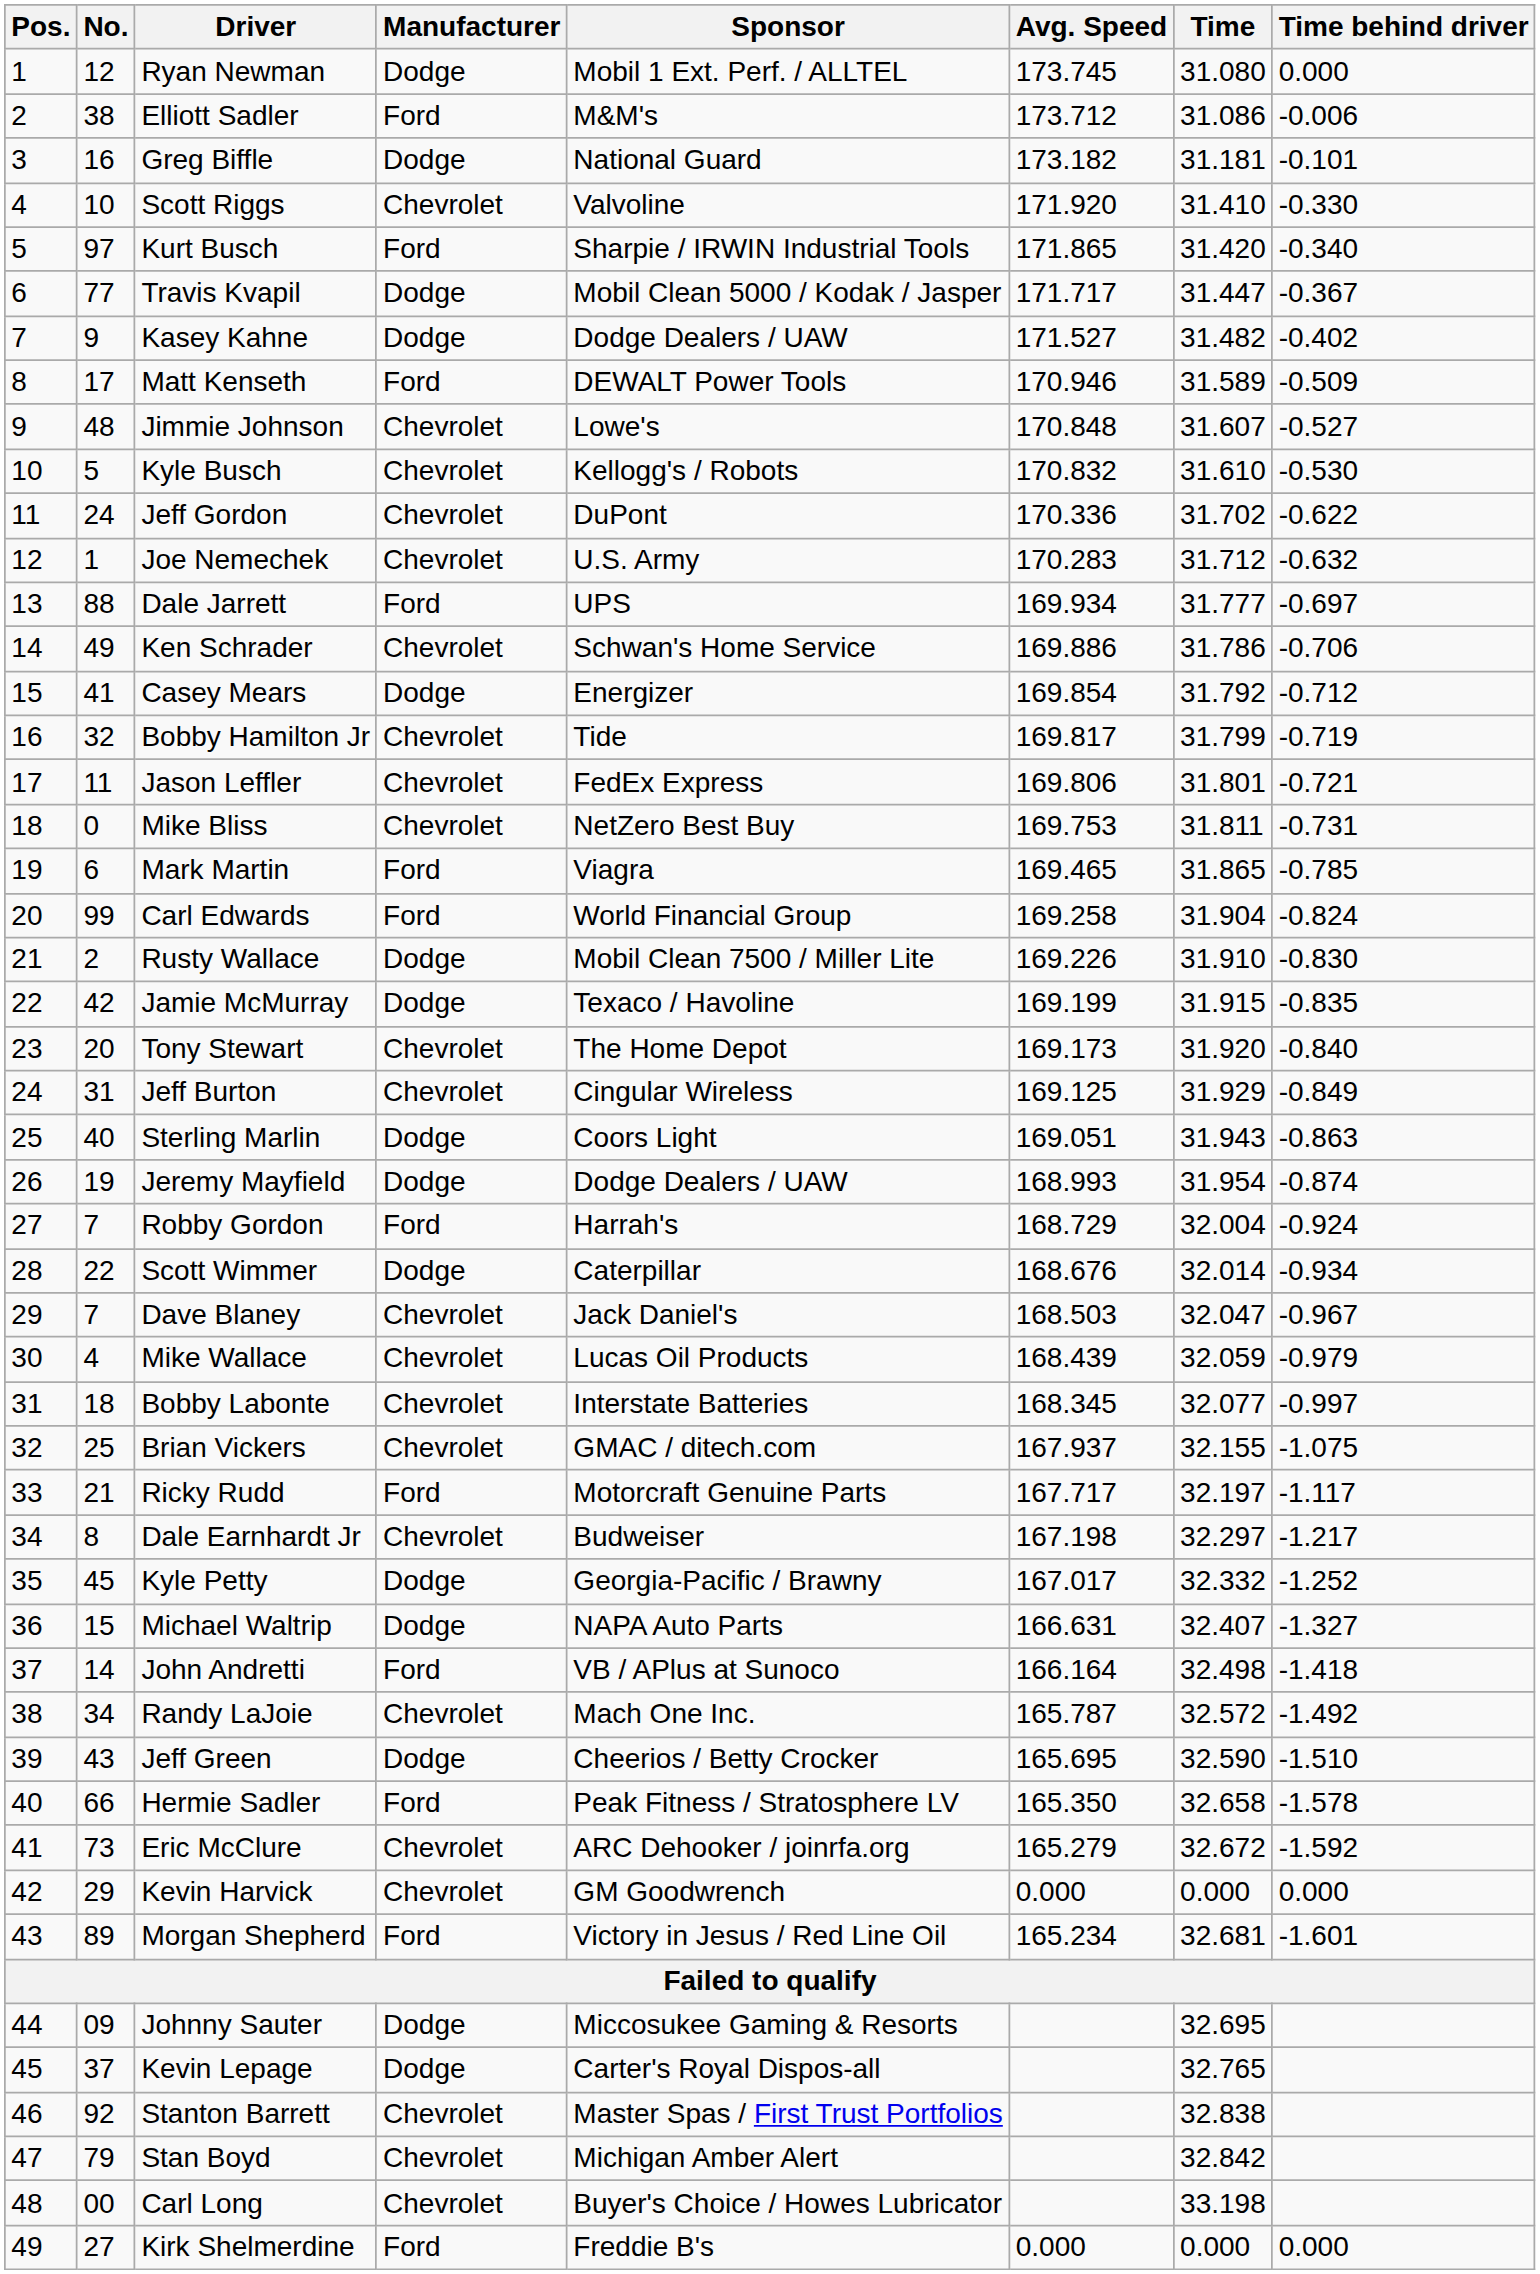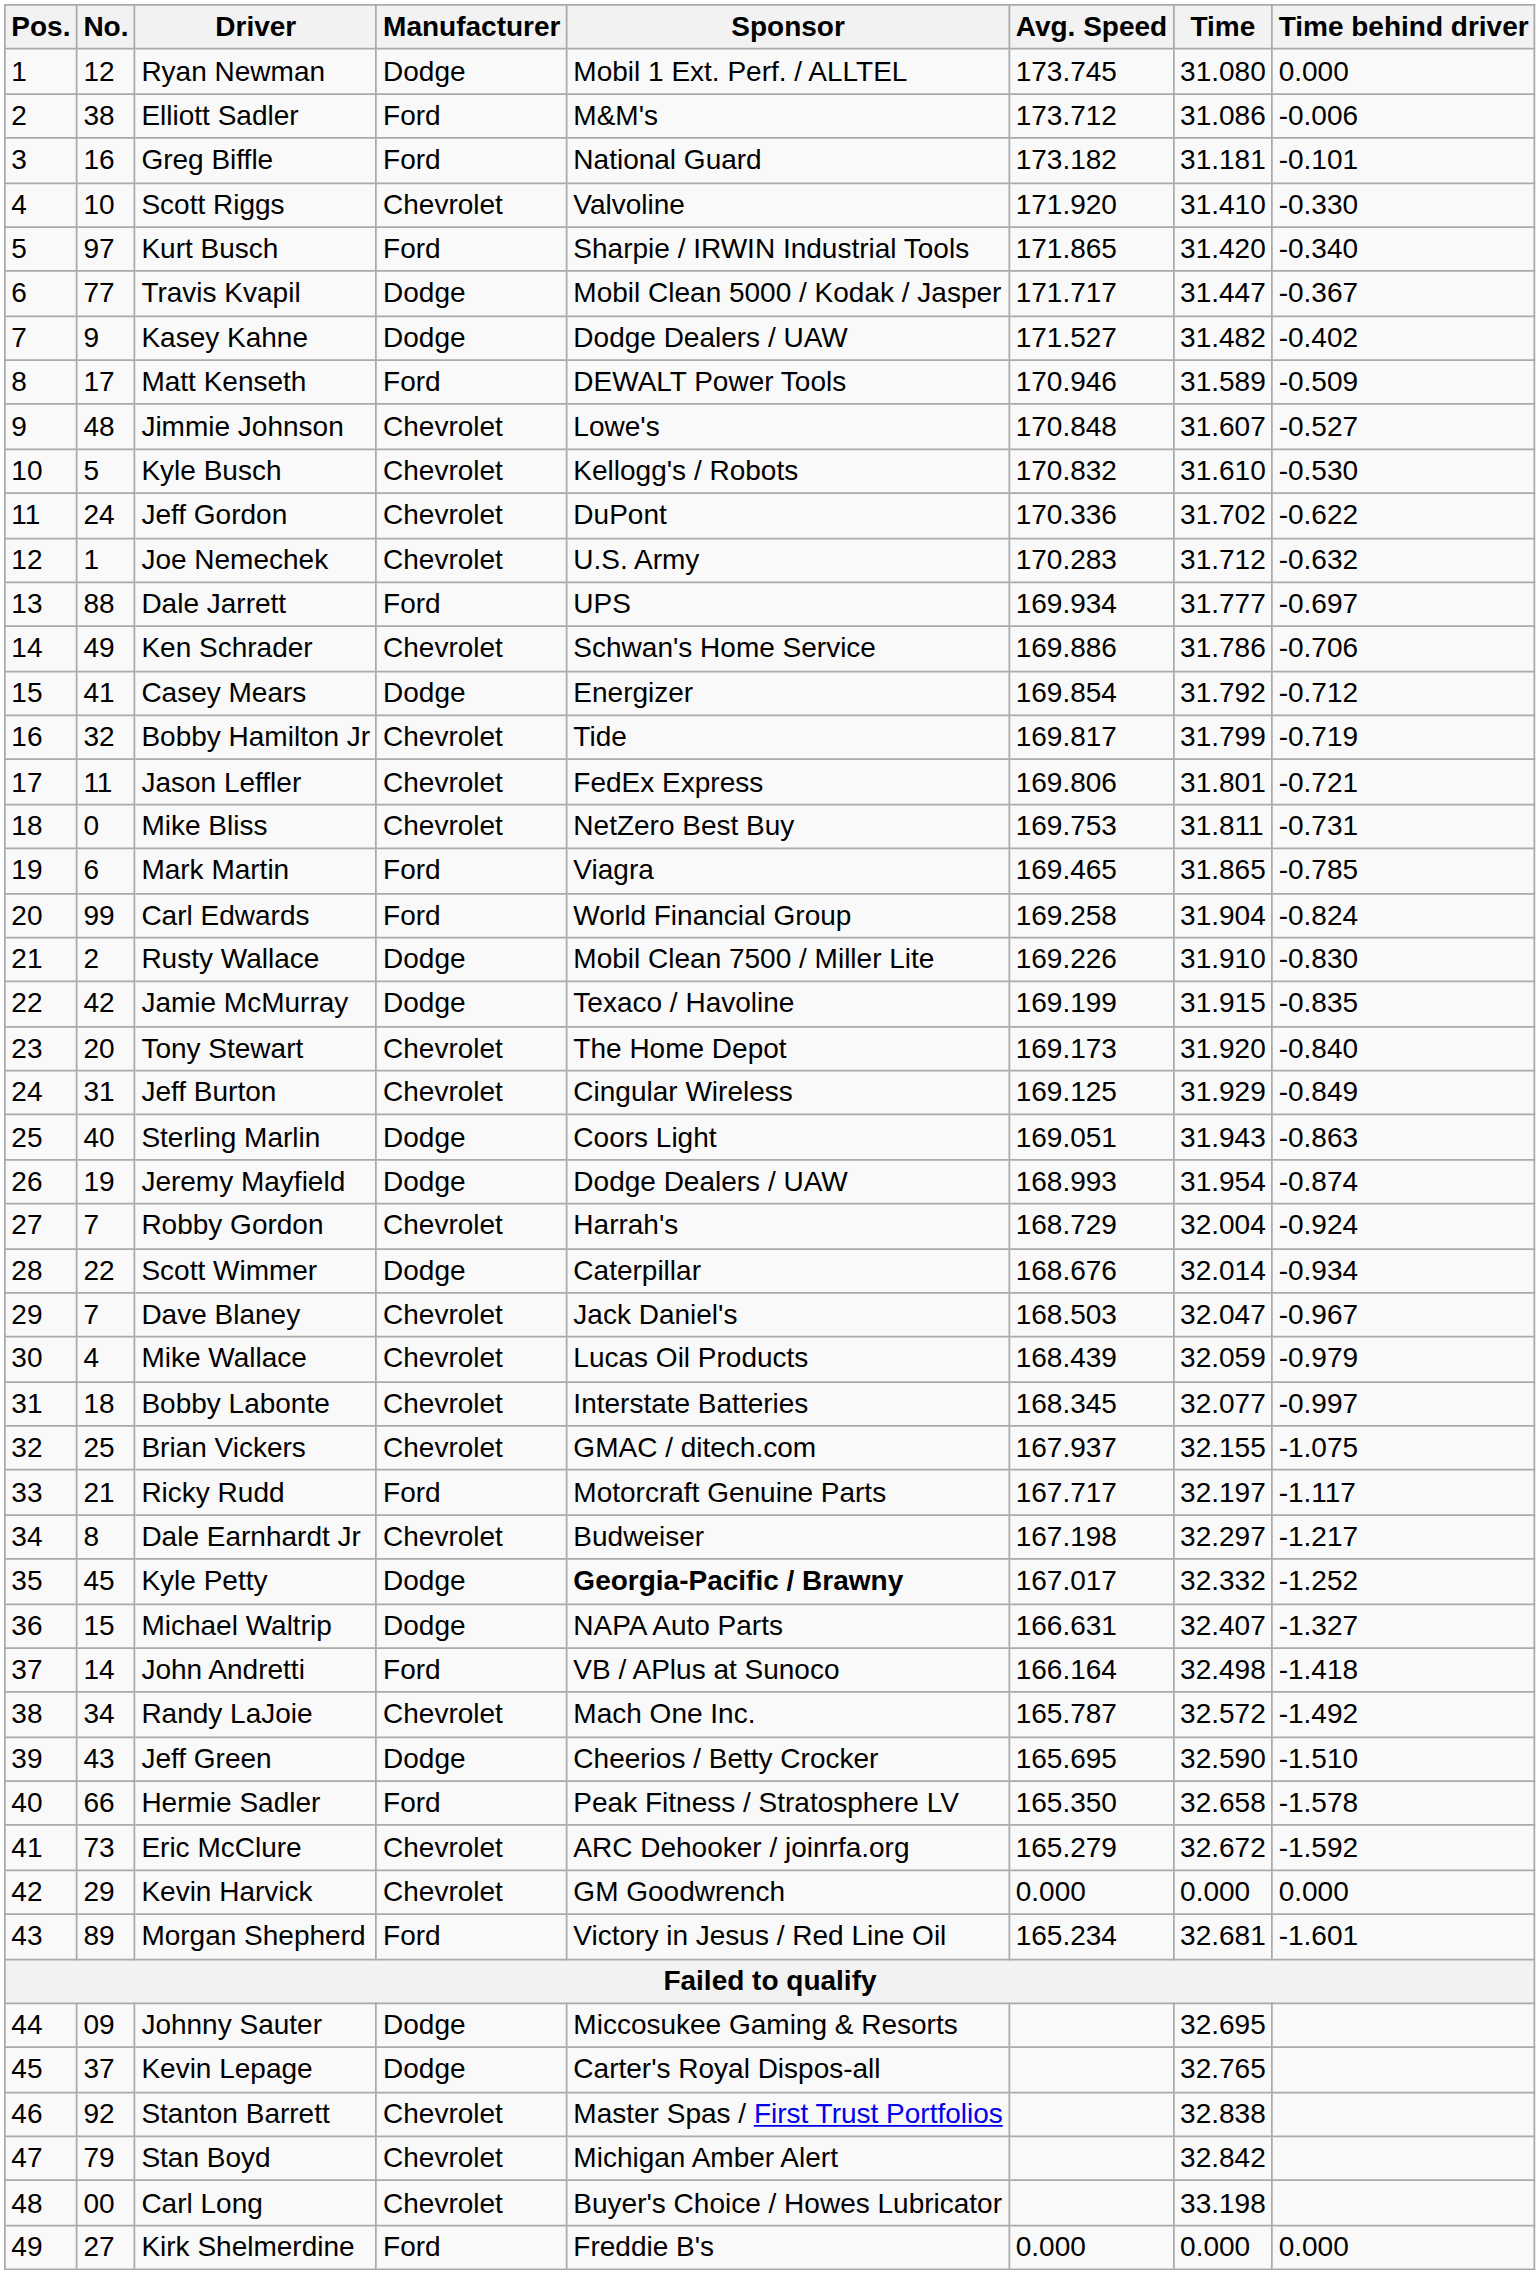(424, 159) Dodge -> (412, 159) Ford
(412, 1225) Ford -> (443, 1225) Chevrolet
(727, 1580) normal -> (738, 1580) bold
